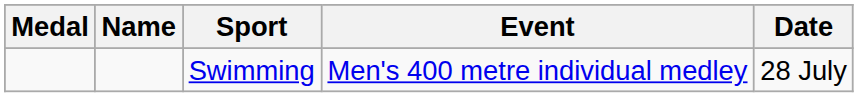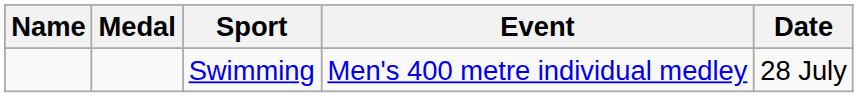columns swapped: (50, 27) <-> (139, 27)
